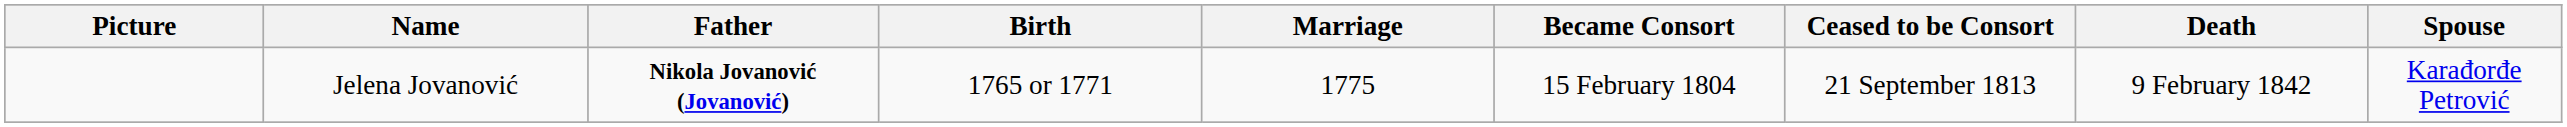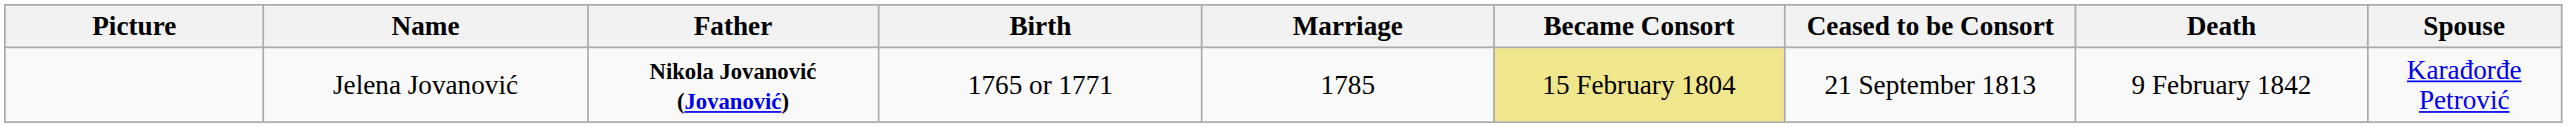(1348, 84) 1775 -> (1348, 84) 1785
(1639, 84) no background -> (1639, 84) khaki background
